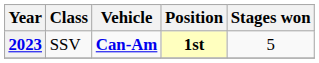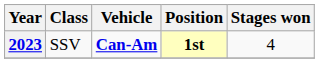(271, 44) 5 -> (271, 44) 4
